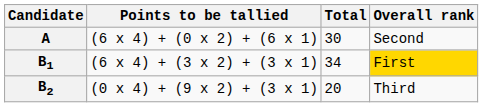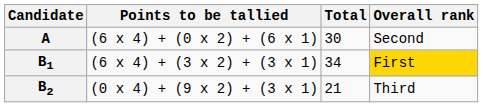(333, 89) 20 -> (333, 89) 21
